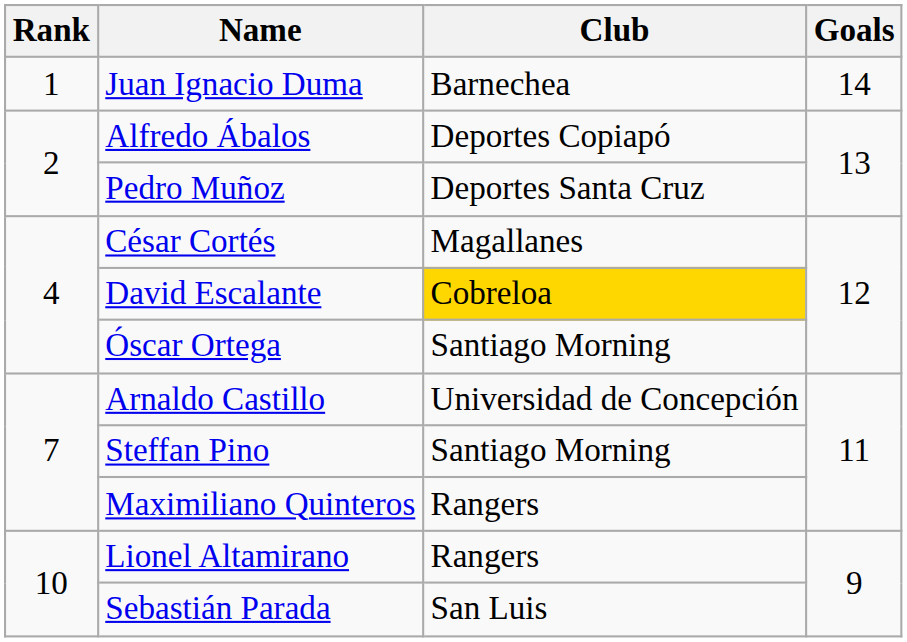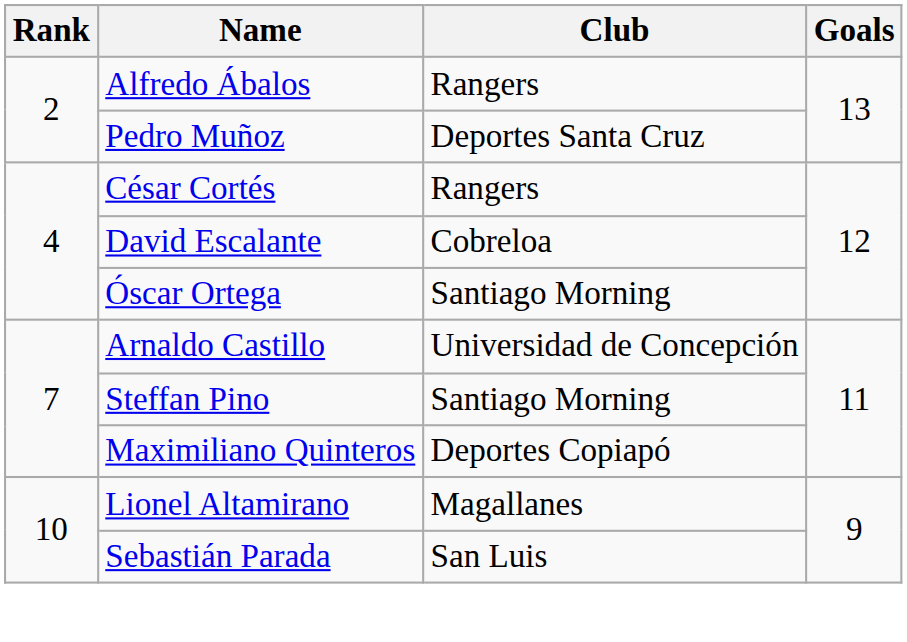- row: (234, 83)
(551, 135) Deportes Copiapó -> (485, 83) Rangers
(507, 240) Magallanes -> (485, 188) Rangers
(491, 293) gold background -> (491, 240) no background
(485, 503) Rangers -> (551, 450) Deportes Copiapó
(485, 556) Rangers -> (507, 503) Magallanes
